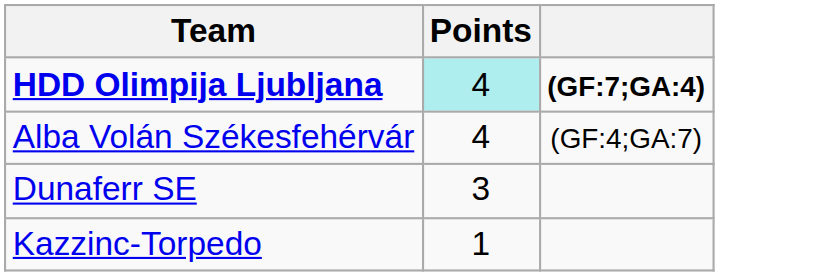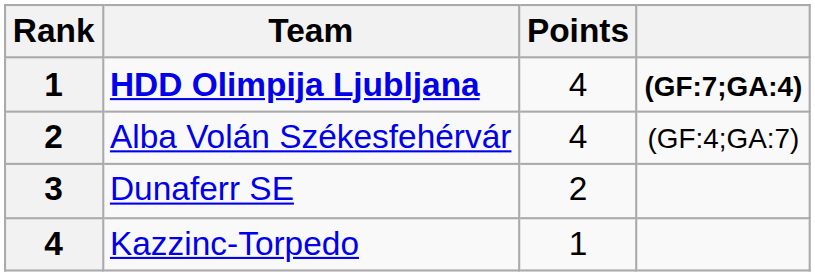+ column: (54, 31)
(481, 84) paleturquoise background -> (578, 84) no background
(481, 190) 3 -> (578, 190) 2
